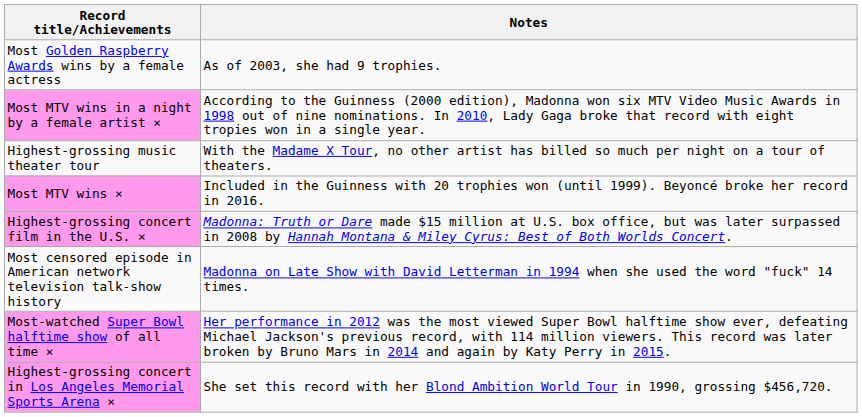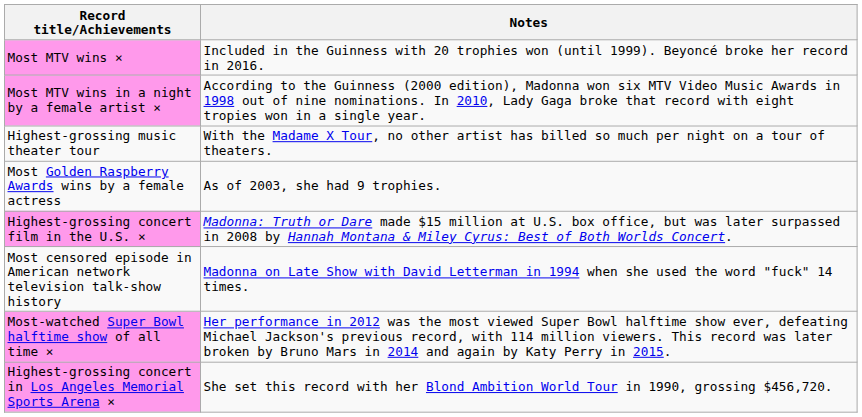rows swapped: (65, 193) <-> (96, 65)
